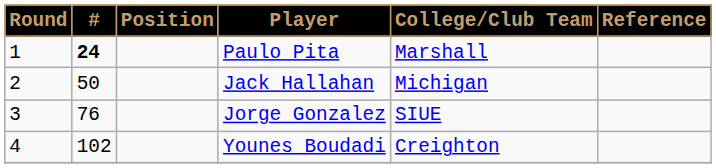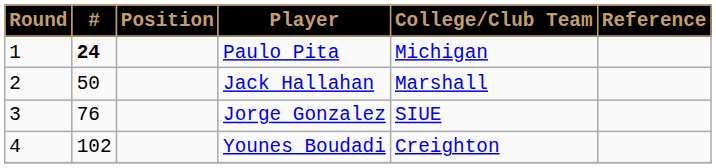(441, 52) Marshall -> (441, 52) Michigan
(441, 84) Michigan -> (441, 84) Marshall
